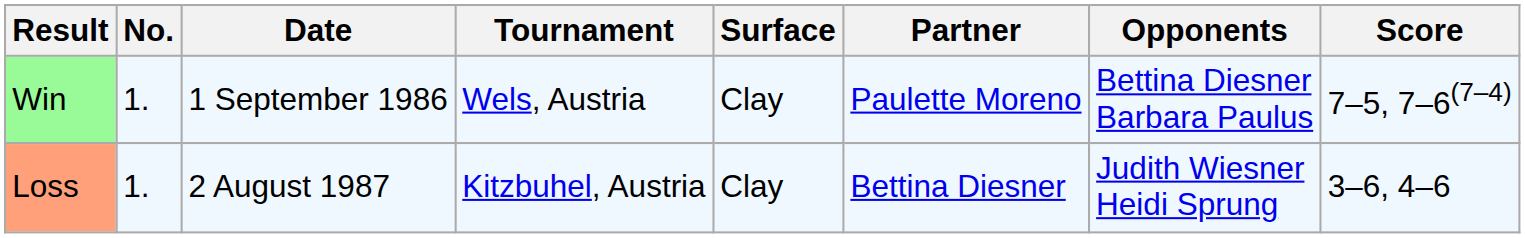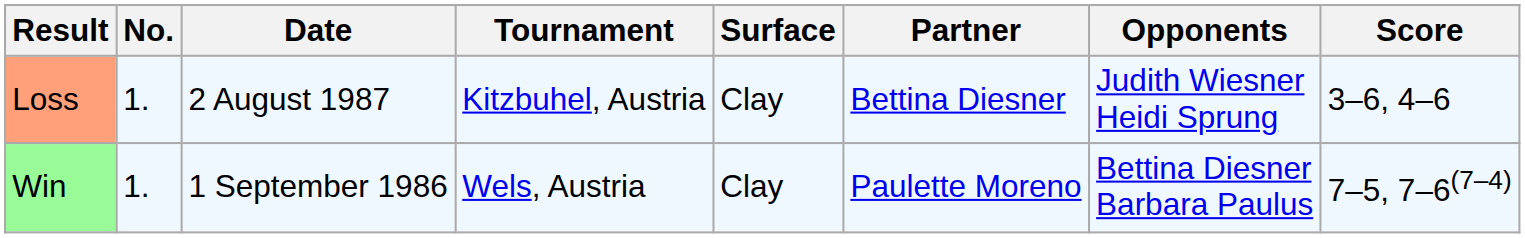rows swapped: (39, 98) <-> (46, 186)
